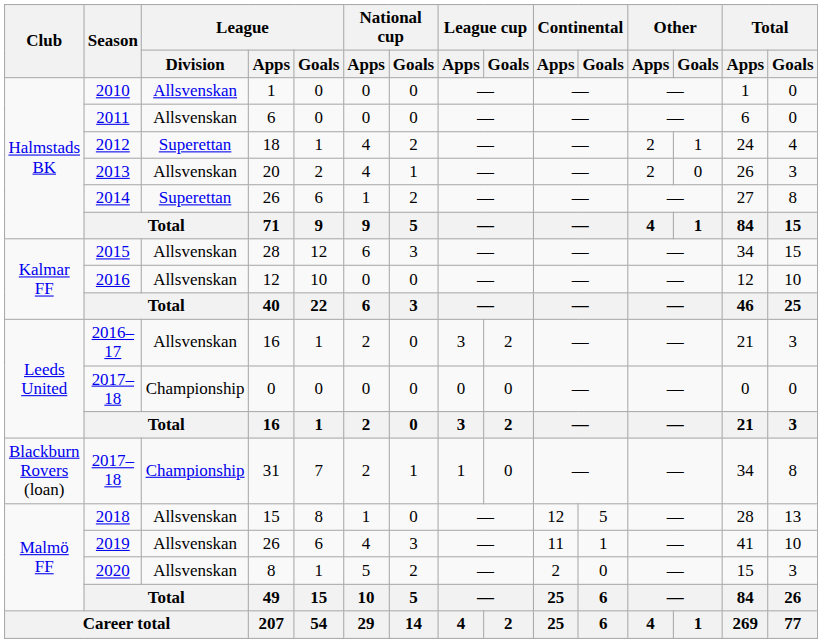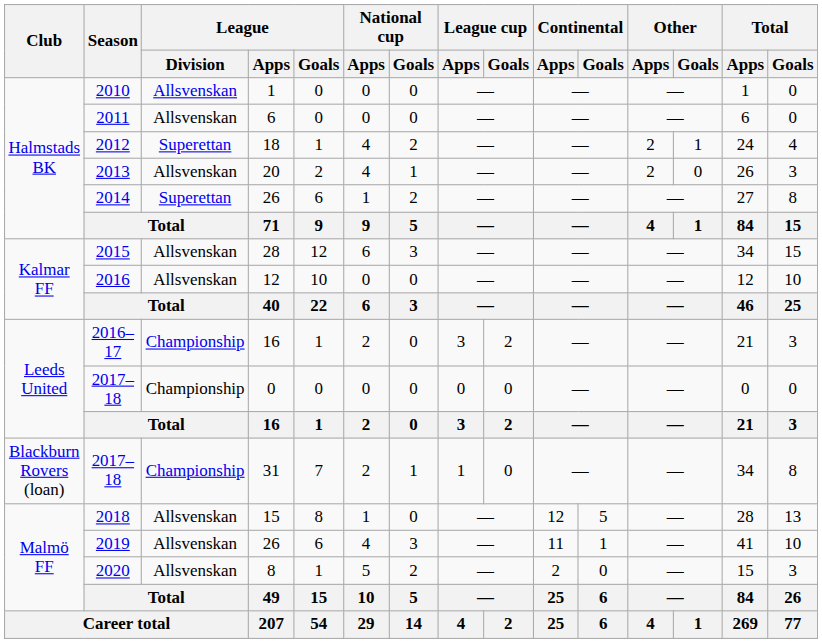(195, 342) Allsvenskan -> (195, 342) Championship
